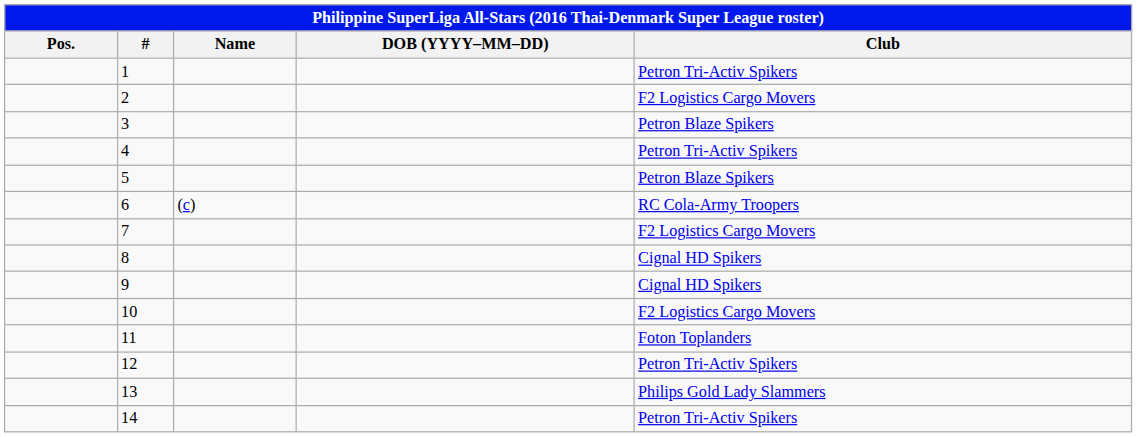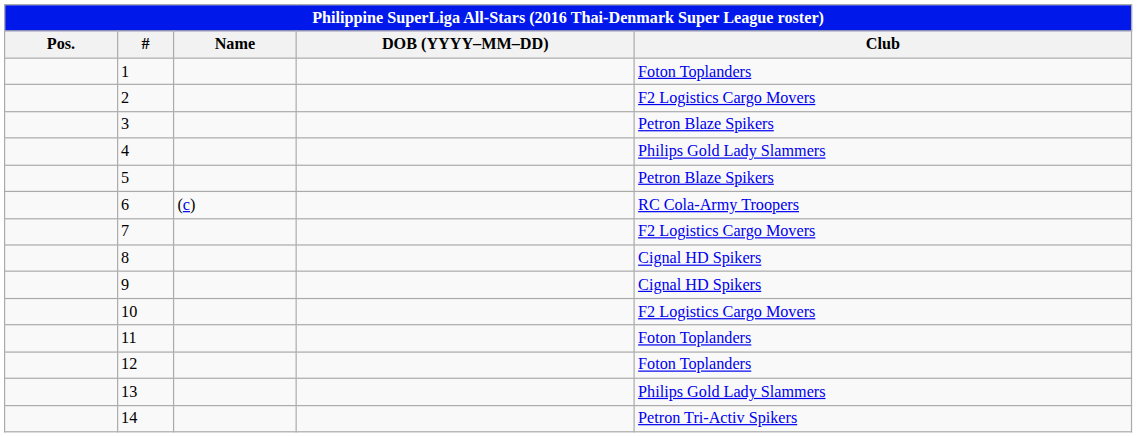(718, 71) Petron Tri-Activ Spikers -> (695, 71) Foton Toplanders
(718, 151) Petron Tri-Activ Spikers -> (732, 151) Philips Gold Lady Slammers
(718, 364) Petron Tri-Activ Spikers -> (695, 364) Foton Toplanders
